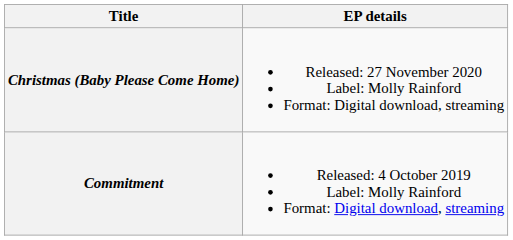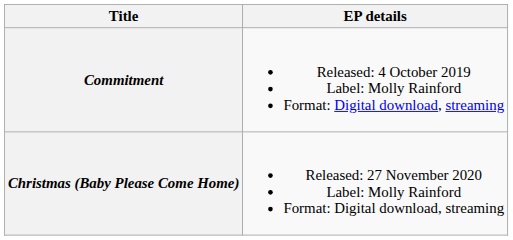rows swapped: (124, 183) <-> (124, 79)
